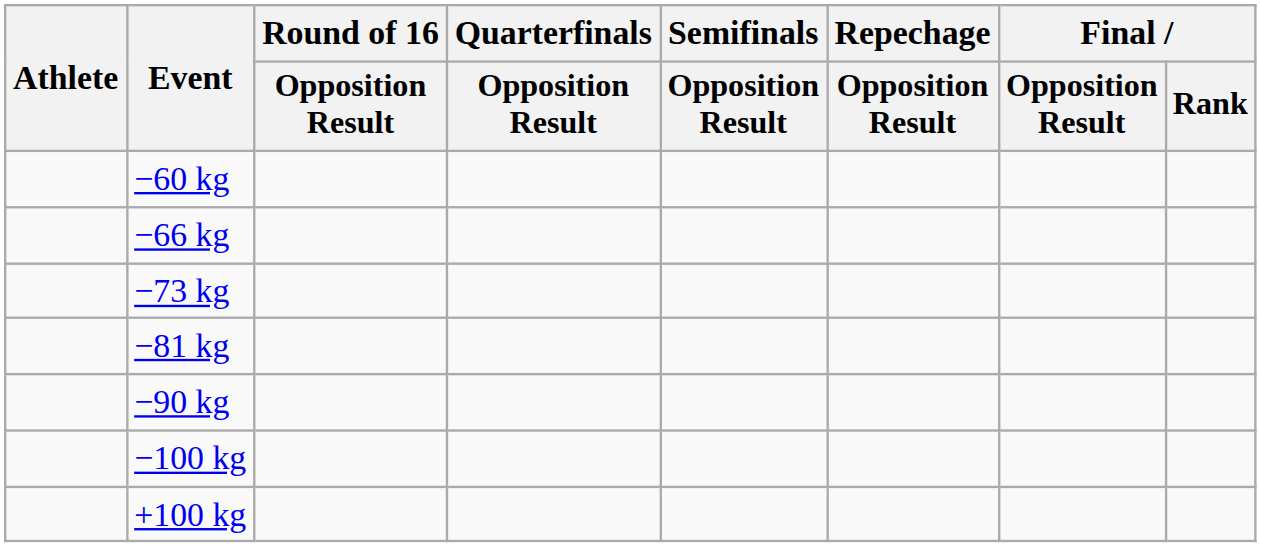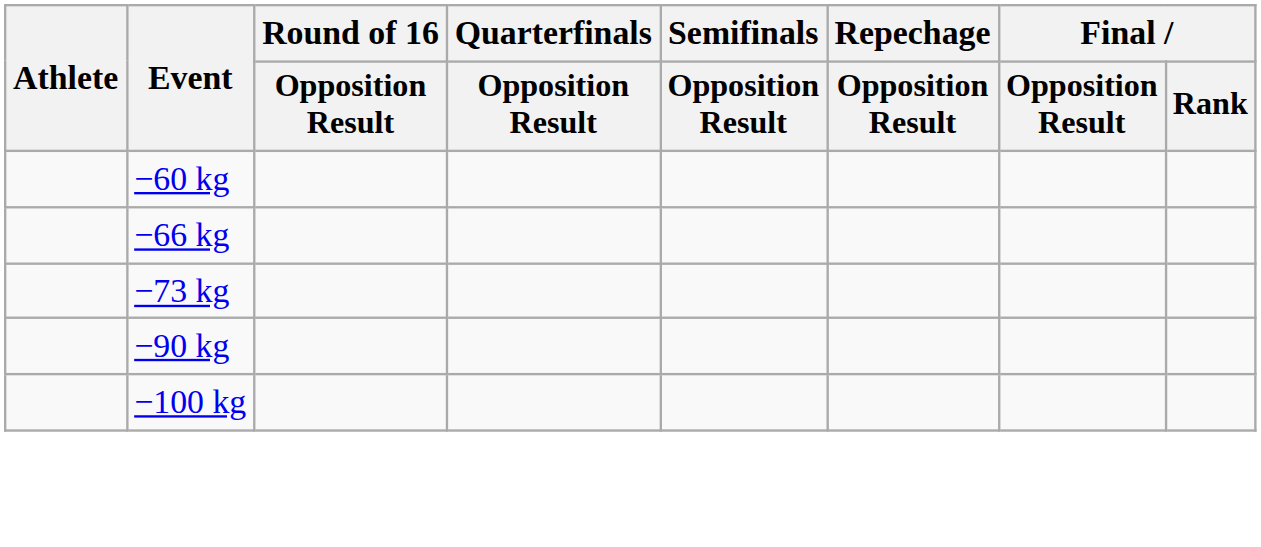- row: (182, 346)
- row: (190, 513)
